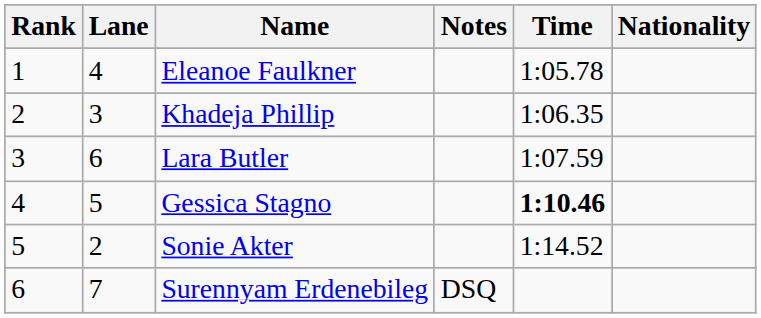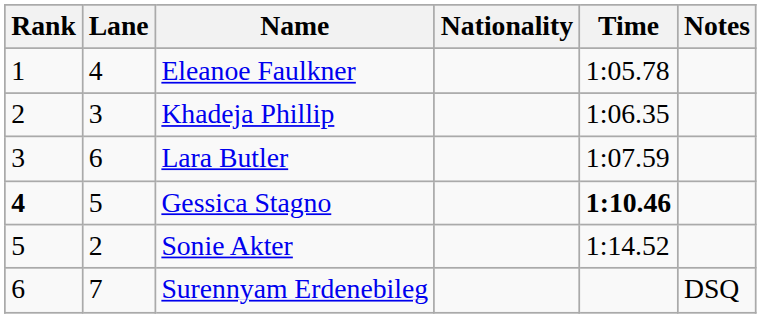columns swapped: (684, 26) <-> (474, 26)
(18, 202) normal -> (18, 202) bold
